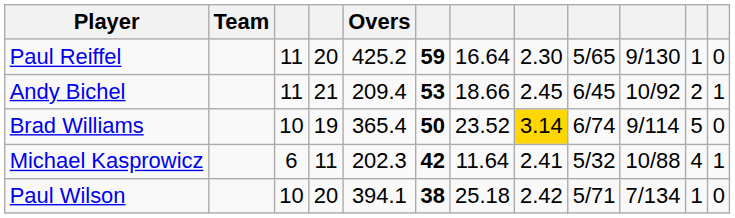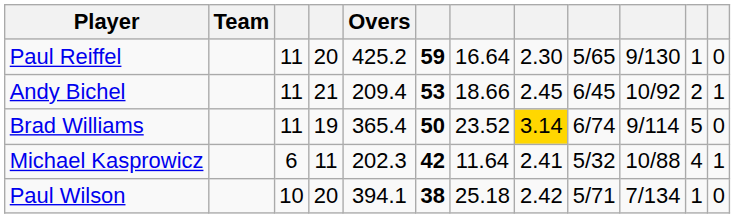(291, 126) 10 -> (291, 126) 11
